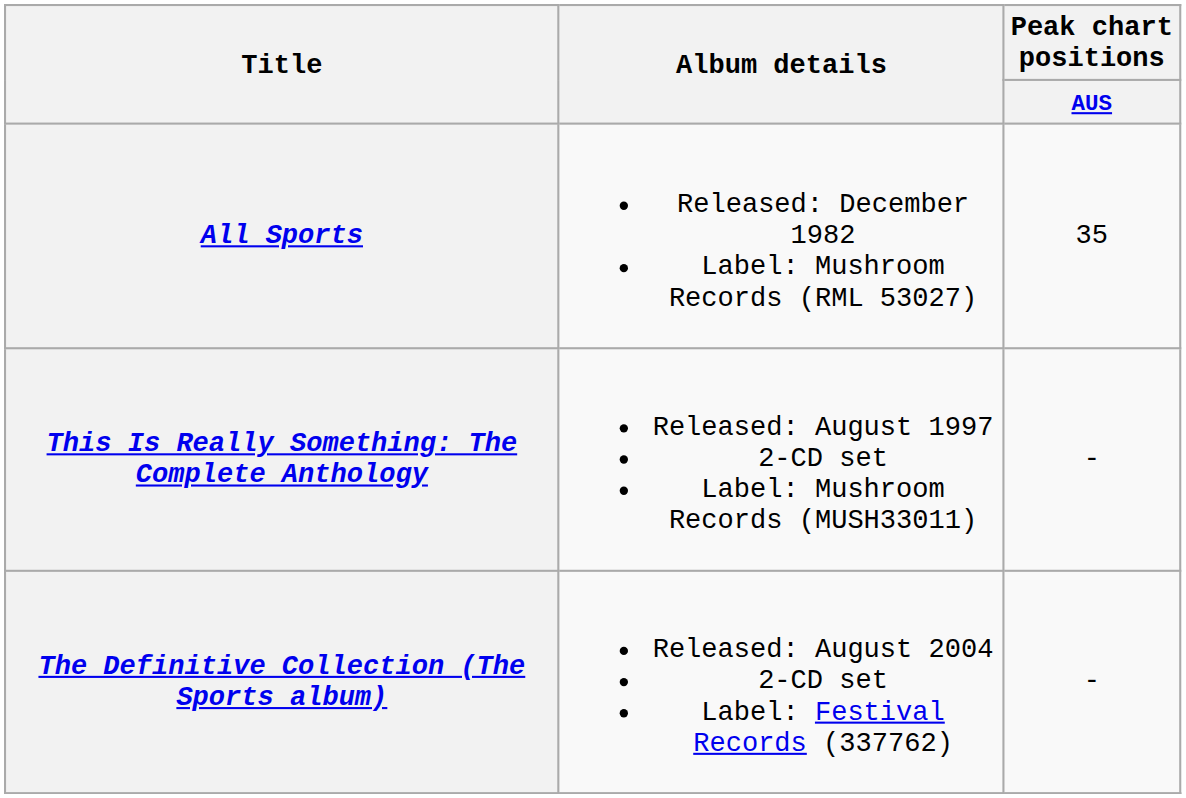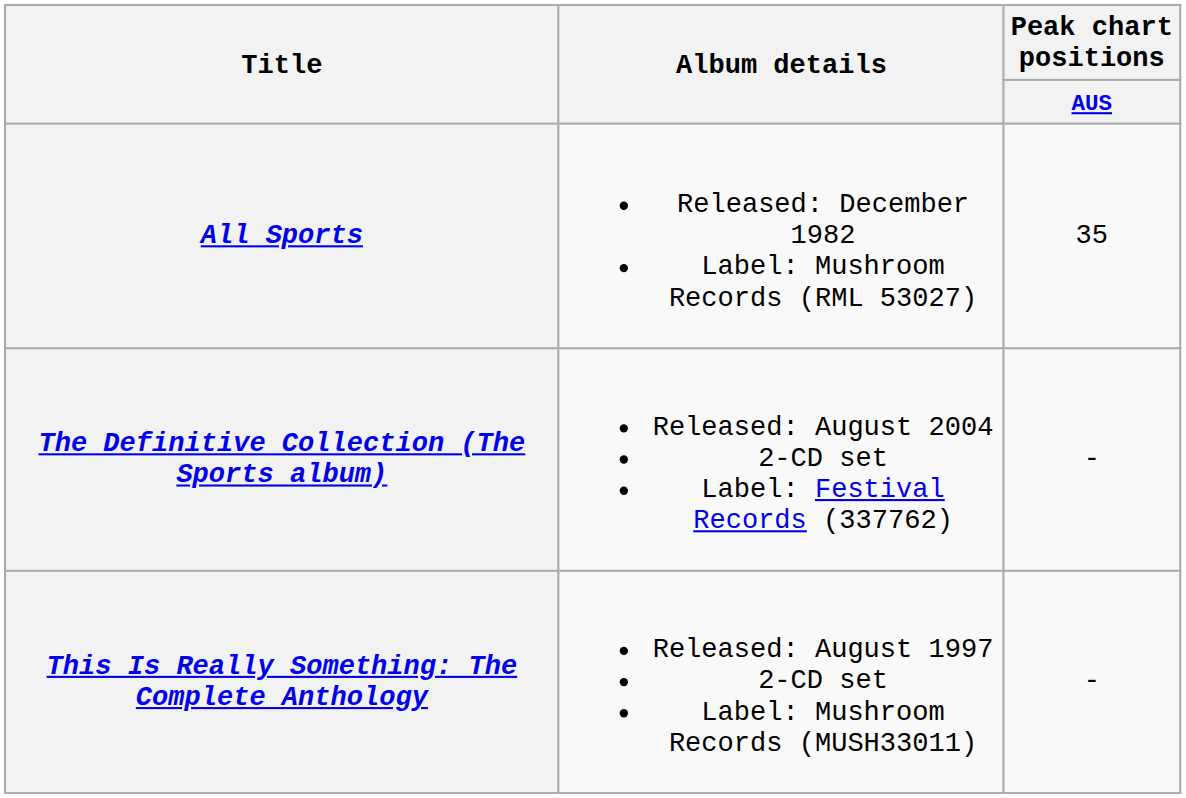rows swapped: (282, 459) <-> (282, 682)
